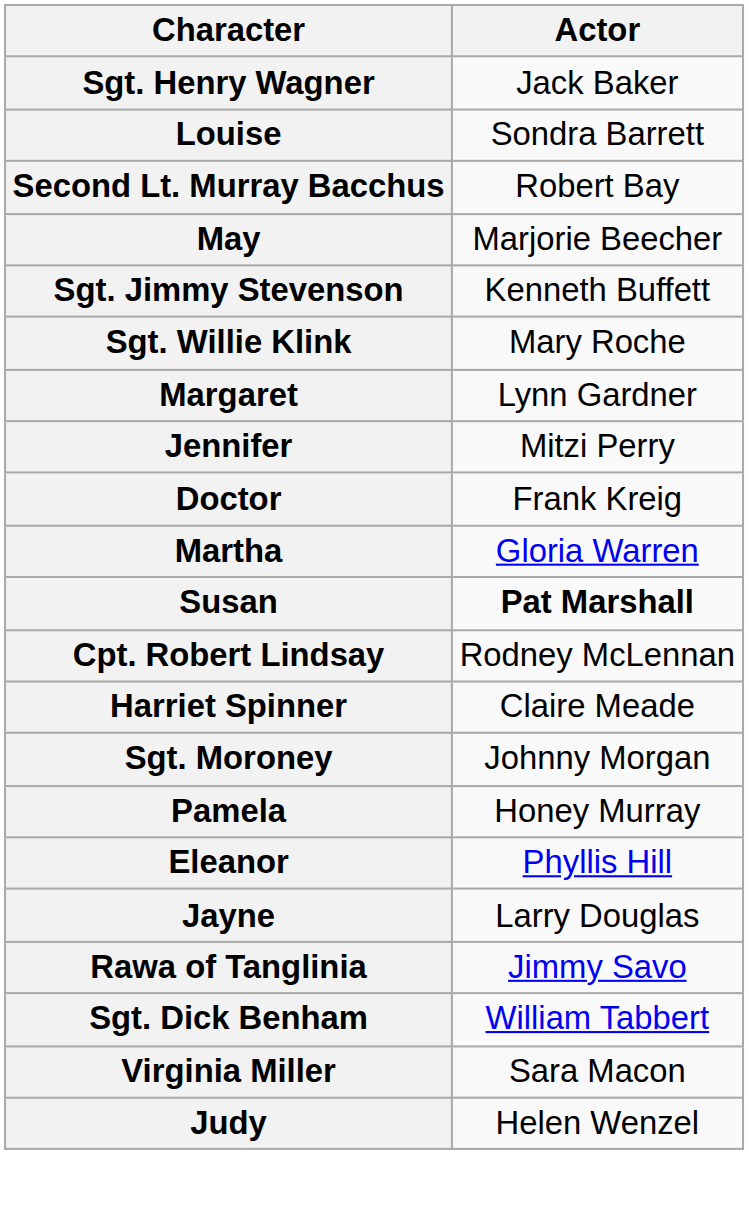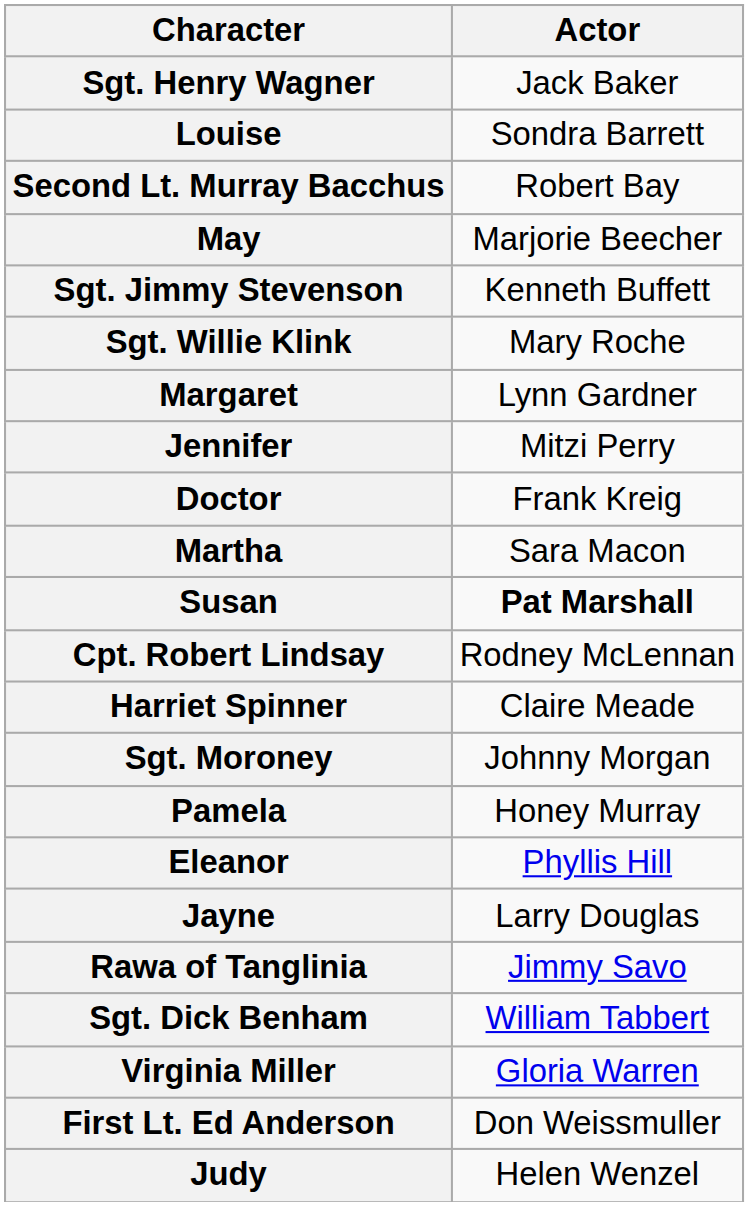(597, 550) Gloria Warren -> (597, 550) Sara Macon
(597, 1070) Sara Macon -> (597, 1070) Gloria Warren
+ row: (229, 1122)
